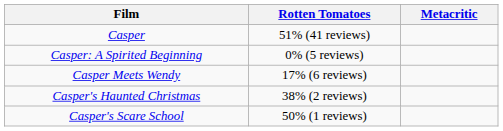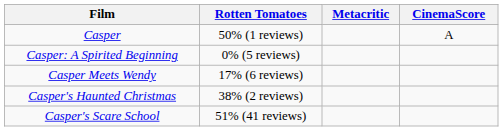+ column: (449, 14)
(324, 34) 51% (41 reviews) -> (261, 34) 50% (1 reviews)
(324, 116) 50% (1 reviews) -> (261, 116) 51% (41 reviews)
